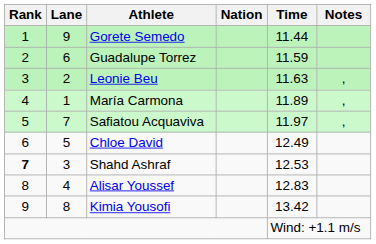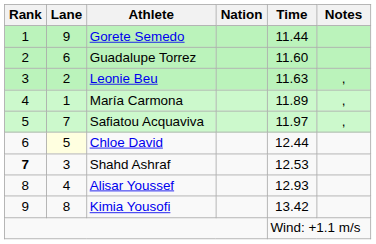(292, 57) 11.59 -> (292, 57) 11.60
(66, 143) no background -> (66, 143) lightyellow background
(292, 143) 12.49 -> (292, 143) 12.44
(292, 185) 12.83 -> (292, 185) 12.93
